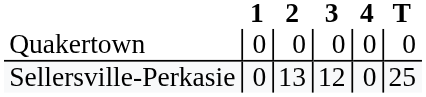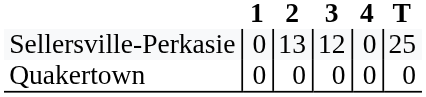rows swapped: (77, 44) <-> (122, 76)
